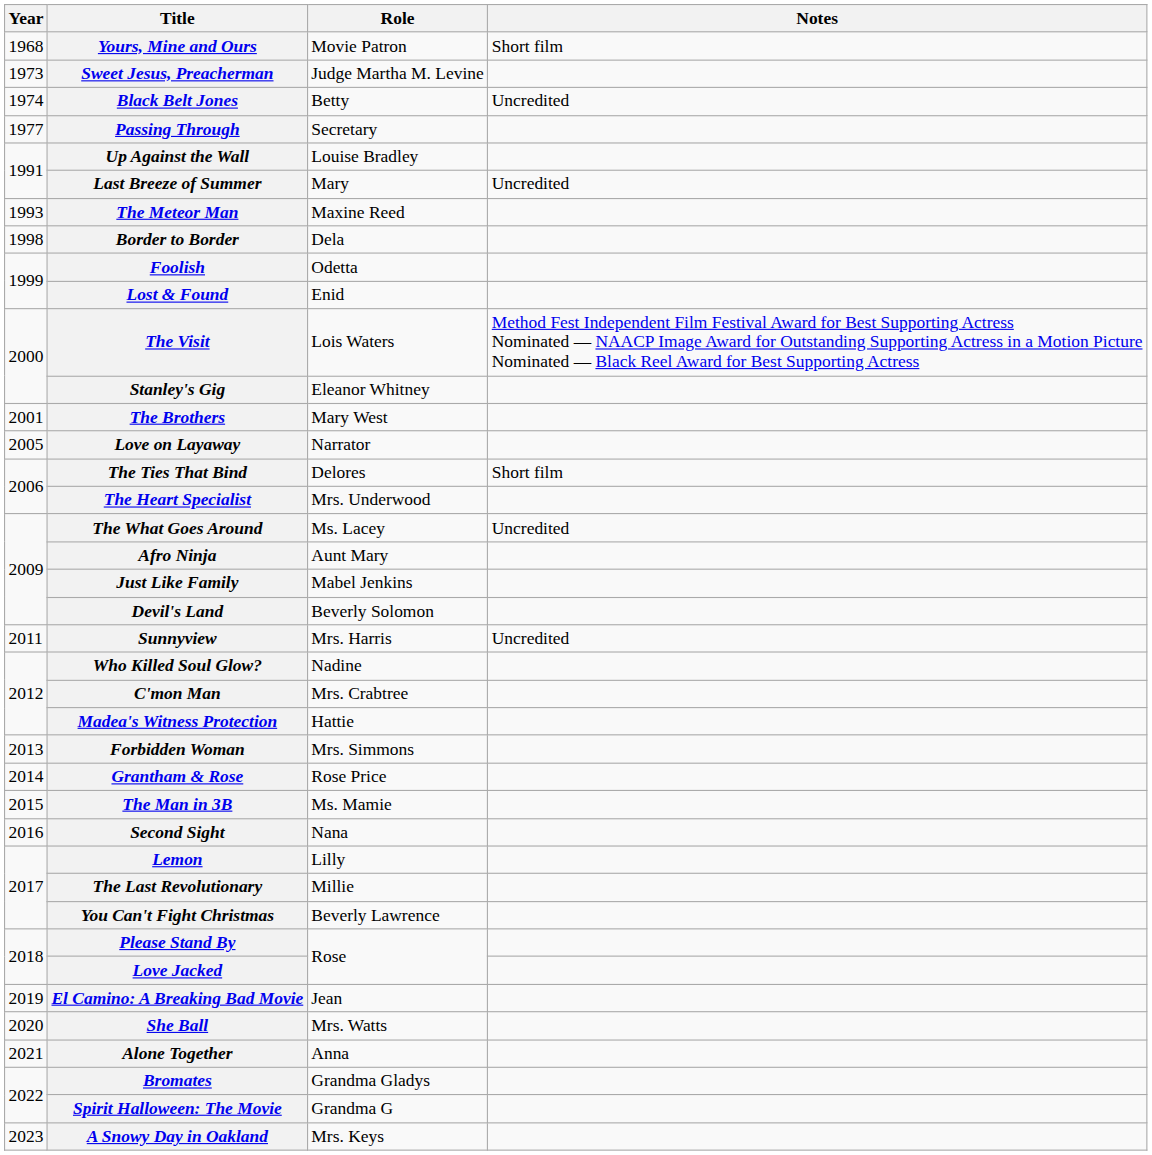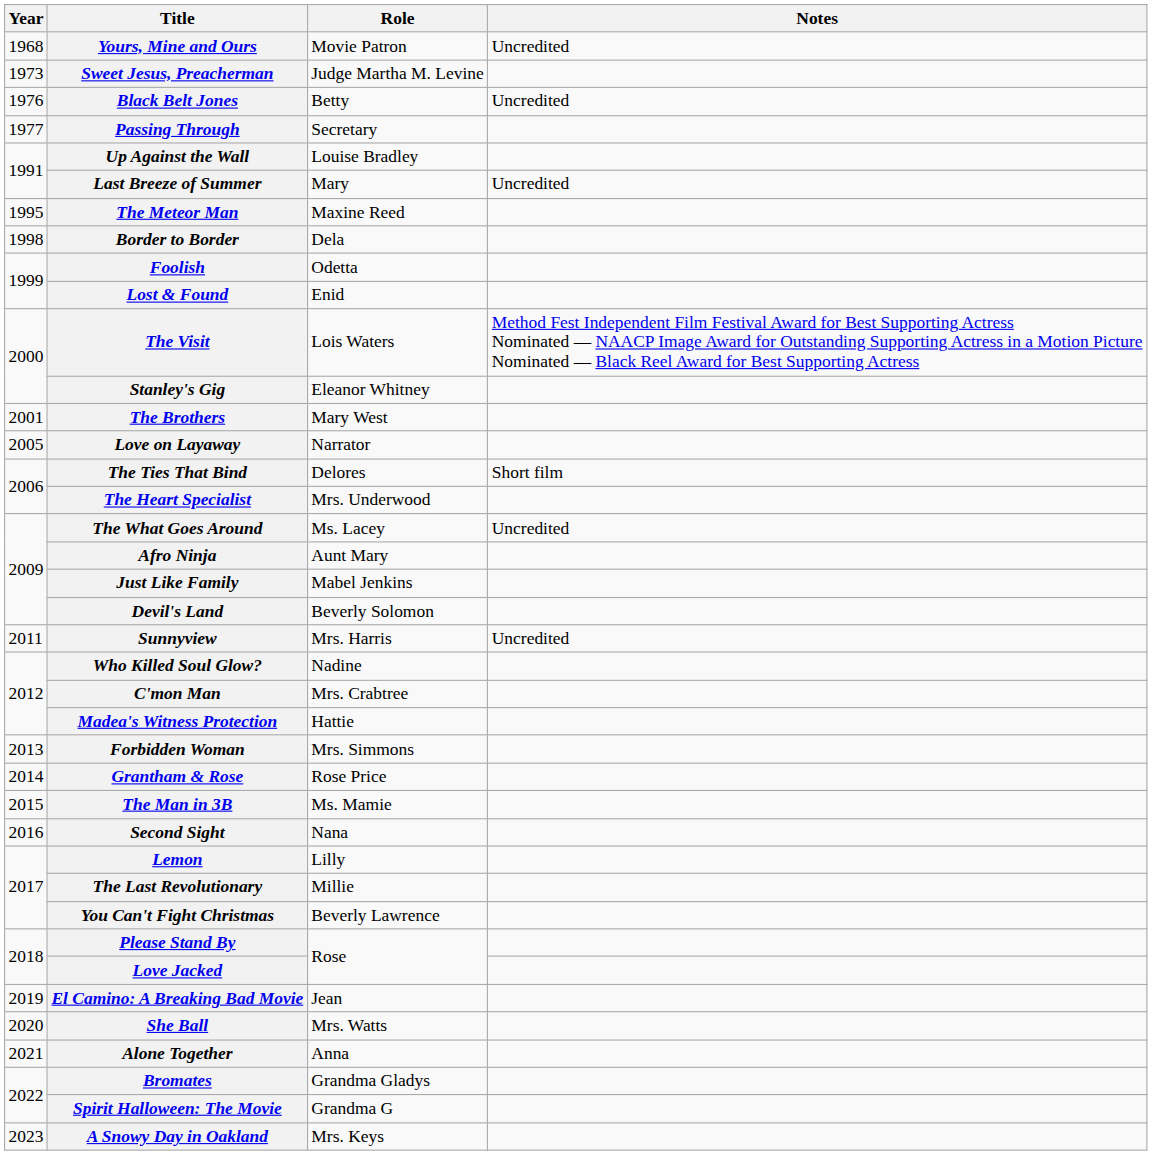(527, 45) Short film -> (531, 45) Uncredited
(26, 101) 1974 -> (26, 101) 1976
(26, 211) 1993 -> (26, 211) 1995
